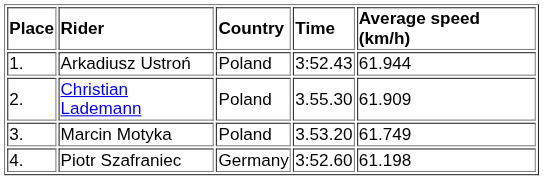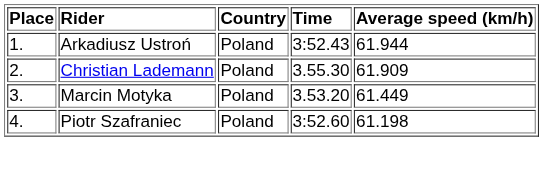(385, 134) 61.749 -> (382, 95) 61.449
(254, 160) Germany -> (247, 121) Poland
